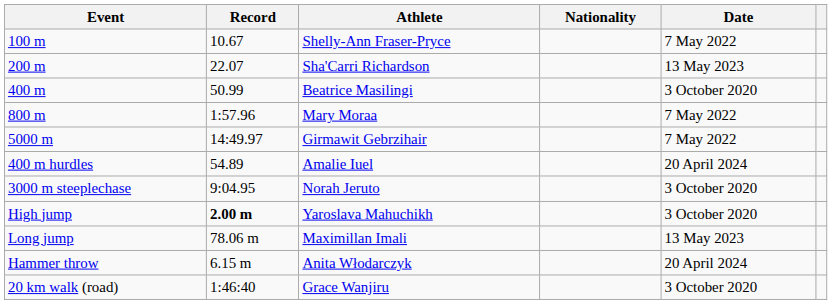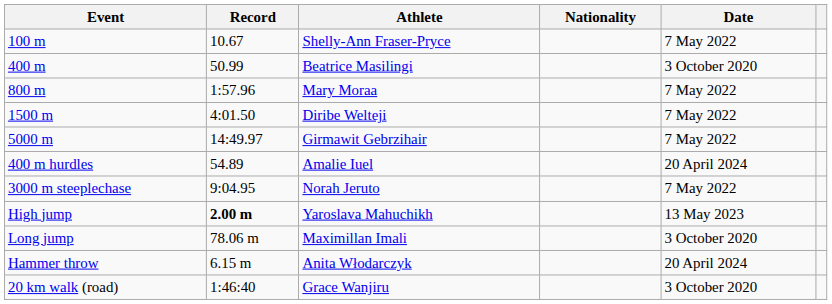- row: (27, 66)
+ row: (30, 115)
(711, 188) 3 October 2020 -> (701, 188) 7 May 2022
(711, 213) 3 October 2020 -> (704, 213) 13 May 2023
(704, 238) 13 May 2023 -> (711, 238) 3 October 2020
